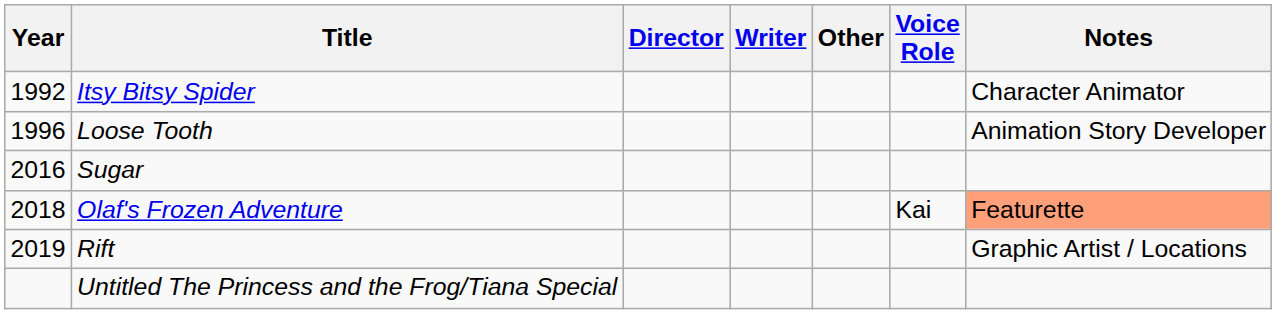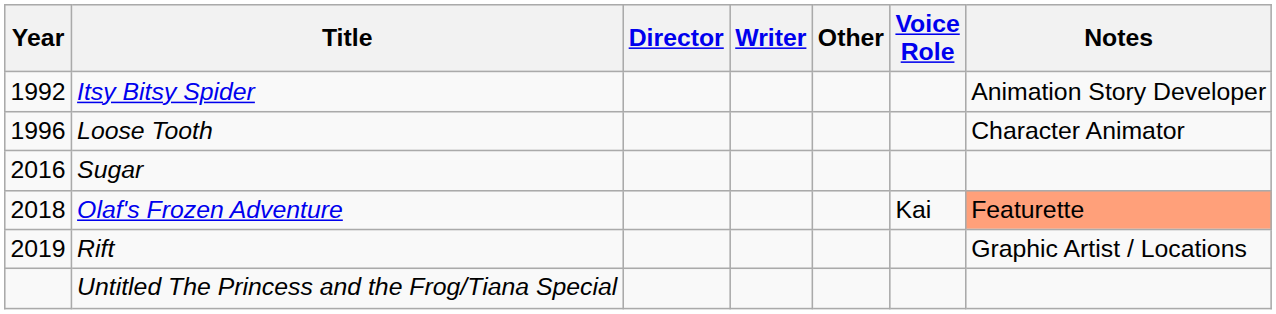(1078, 91) Character Animator -> (1119, 91) Animation Story Developer
(1119, 130) Animation Story Developer -> (1078, 130) Character Animator
